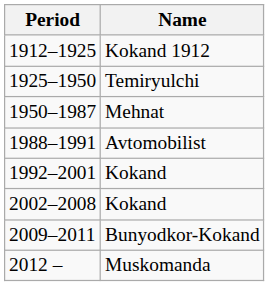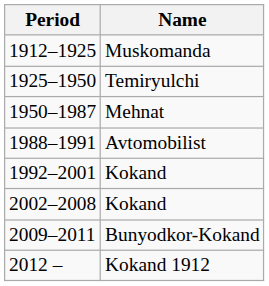(158, 50) Kokand 1912 -> (158, 50) Muskomanda
(158, 265) Muskomanda -> (158, 265) Kokand 1912
